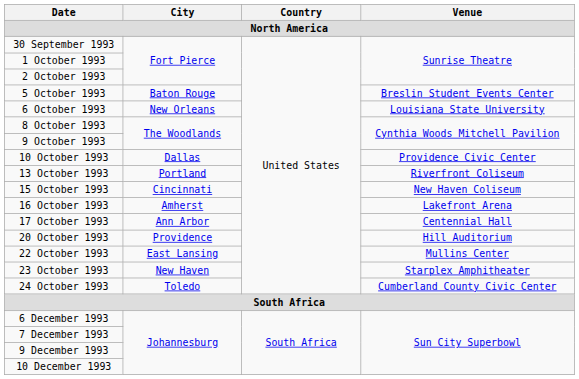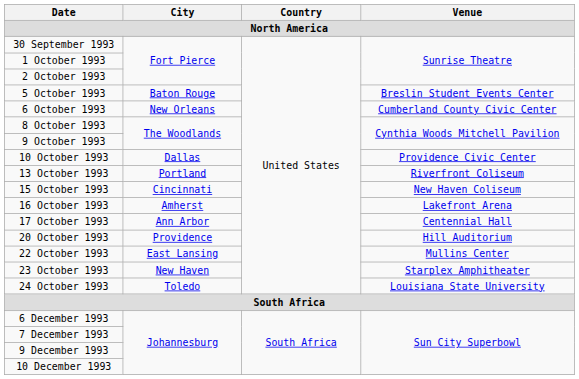(467, 109) Louisiana State University -> (467, 109) Cumberland County Civic Center
(467, 286) Cumberland County Civic Center -> (467, 286) Louisiana State University
